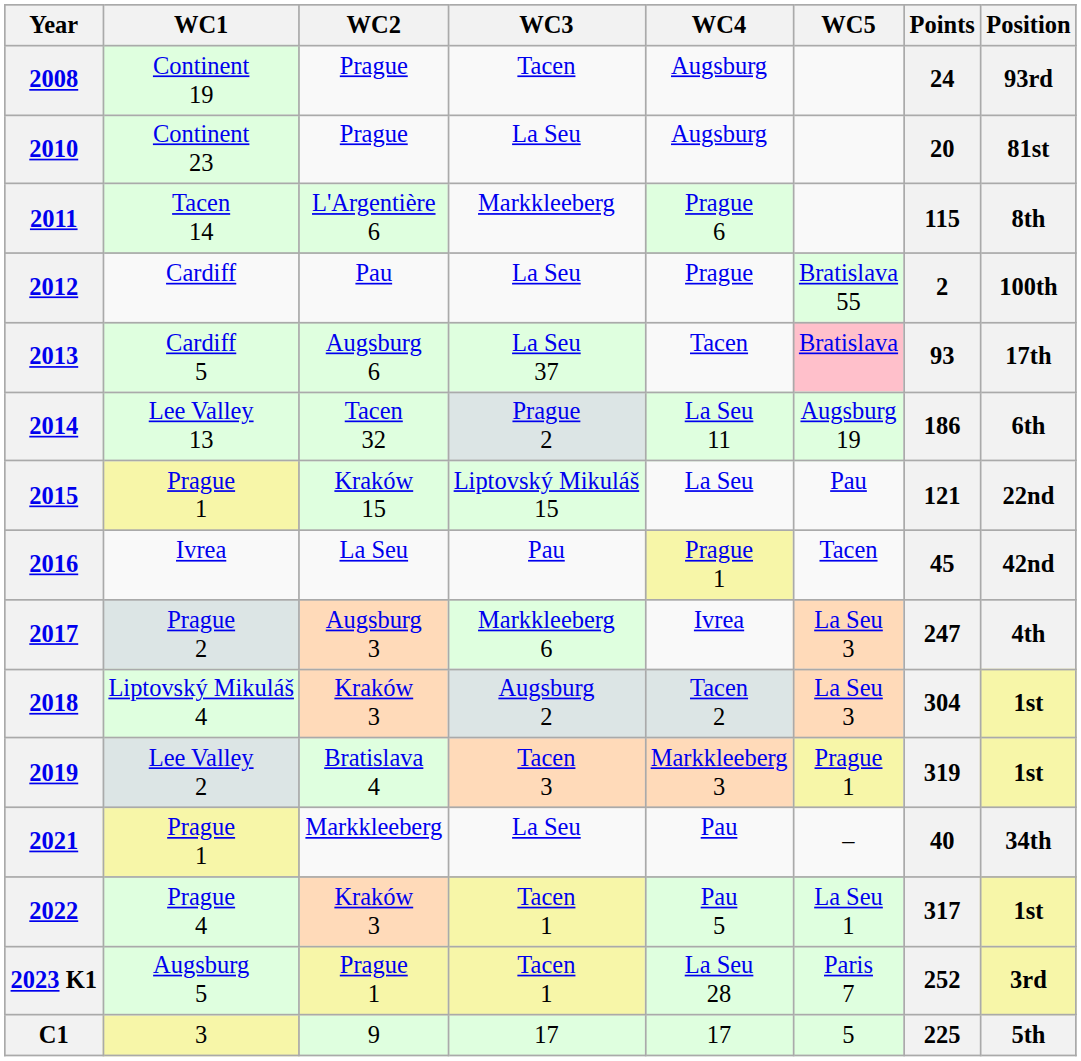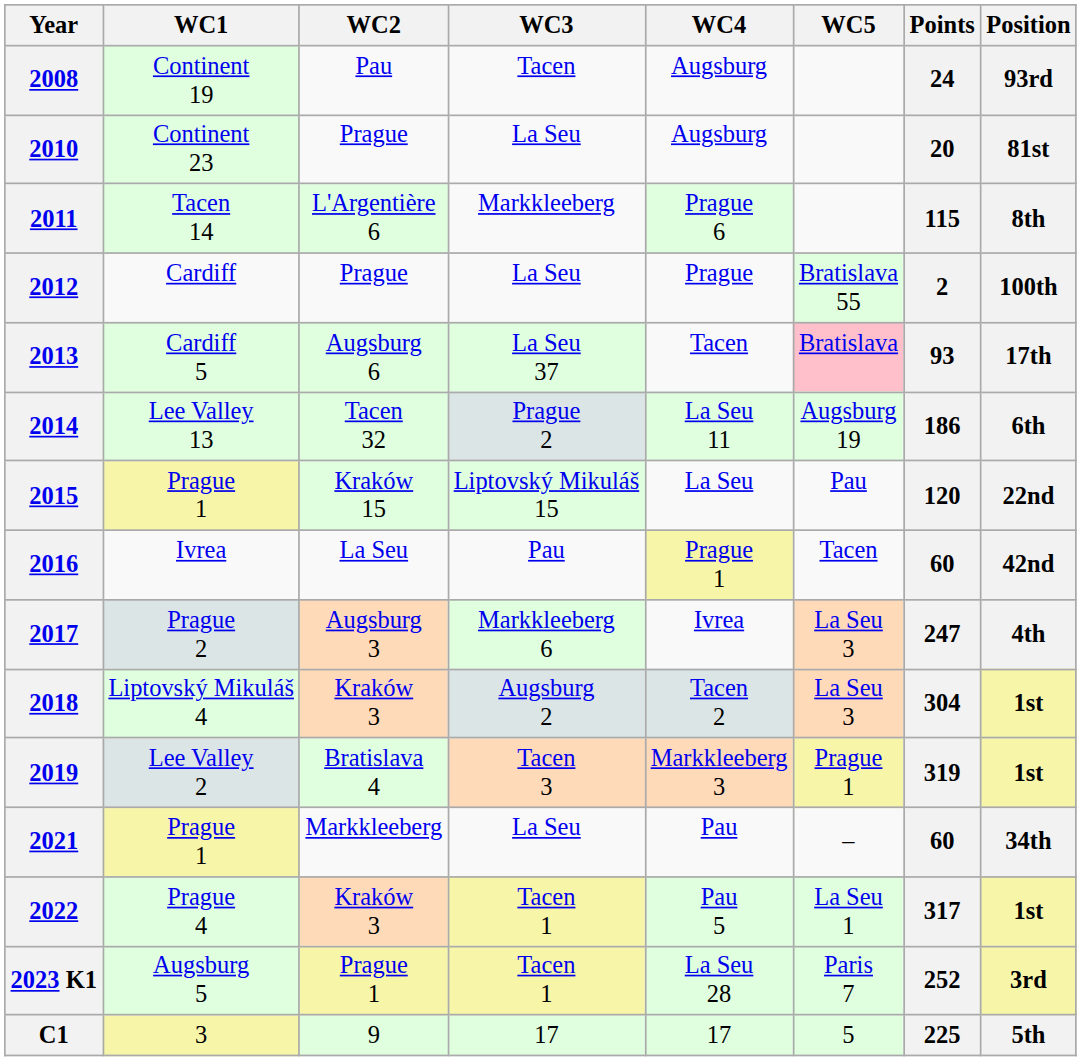(374, 79) Prague -> (374, 79) Pau
(374, 287) Pau -> (374, 287) Prague
(942, 495) 121 -> (942, 495) 120
(942, 564) 45 -> (942, 564) 60
(942, 841) 40 -> (942, 841) 60
